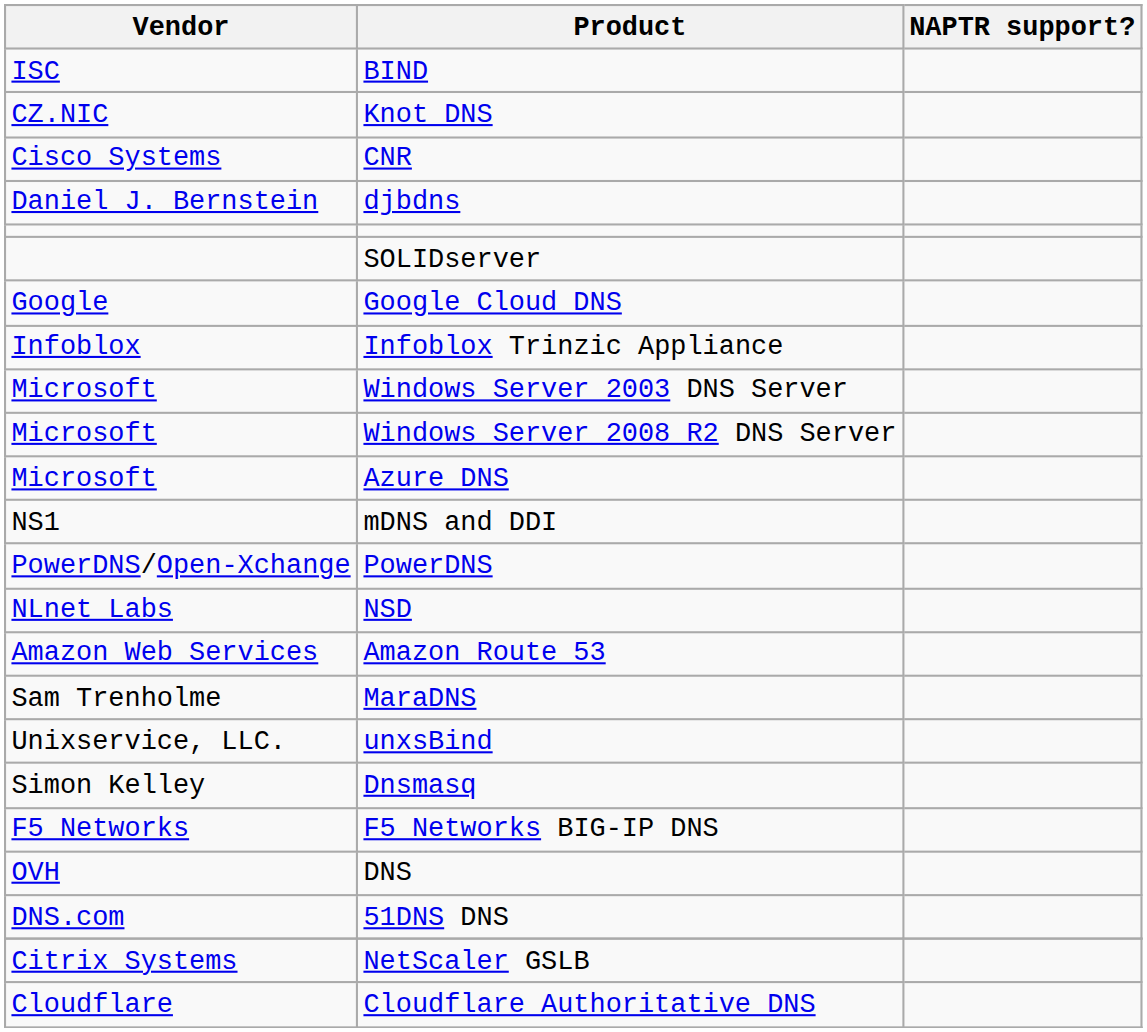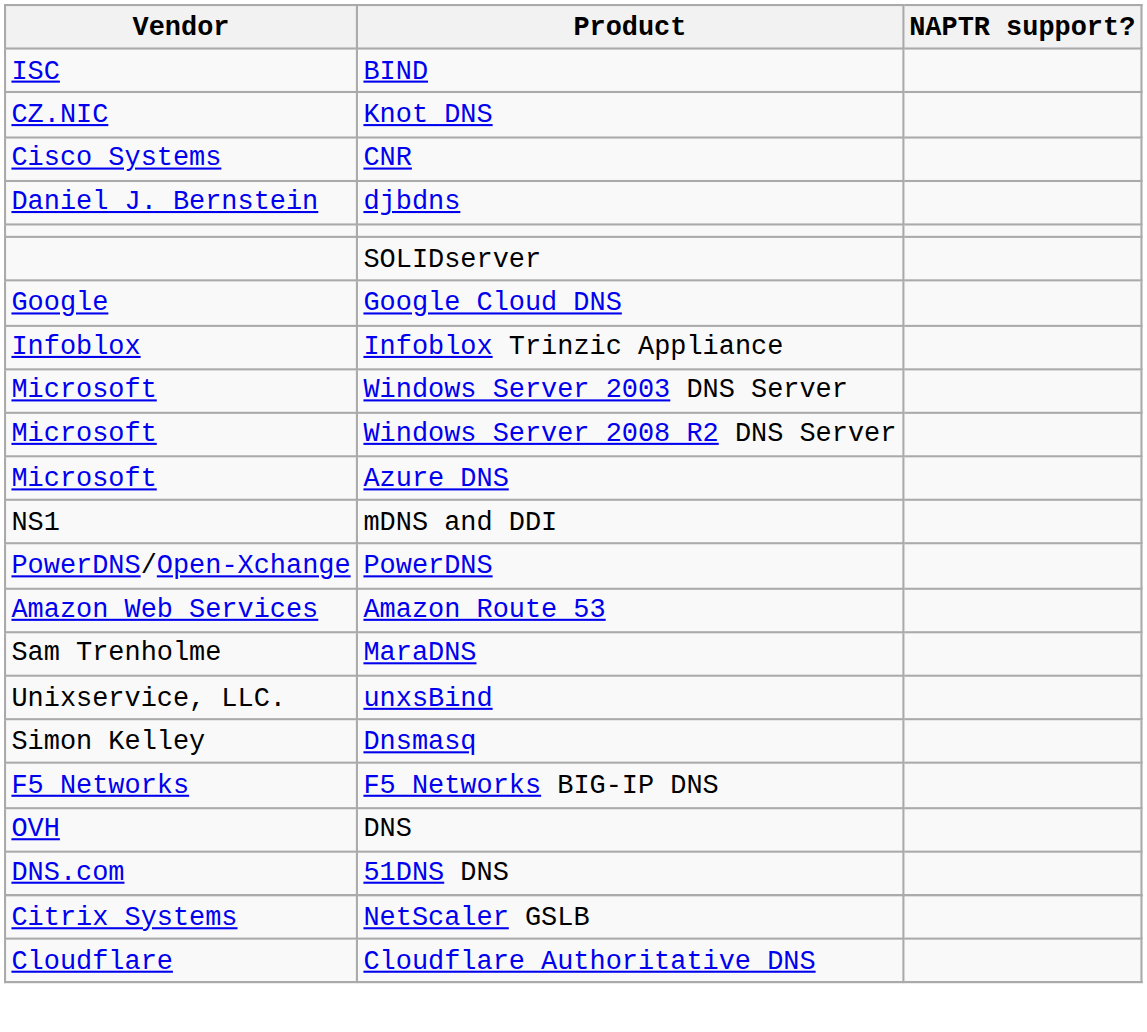- row: (92, 610)
